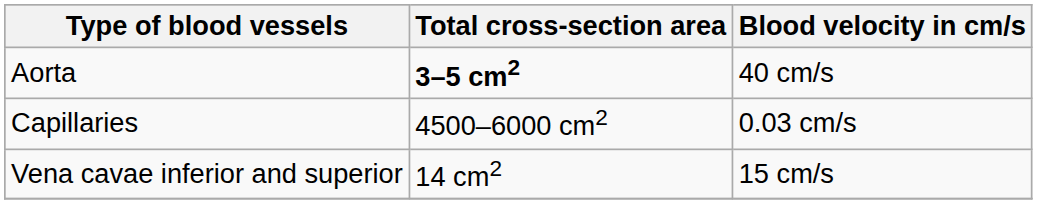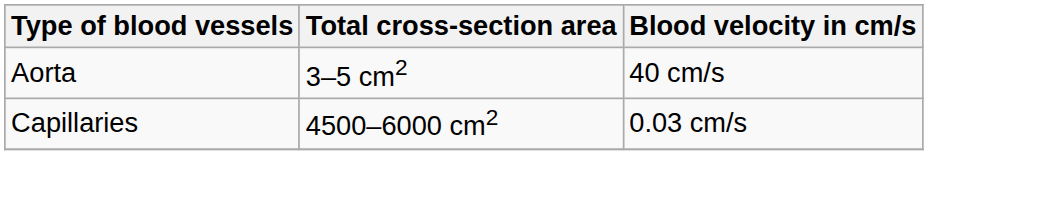(468, 72) bold -> (357, 72) normal
- row: (207, 173)
